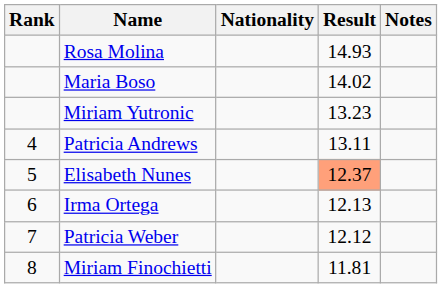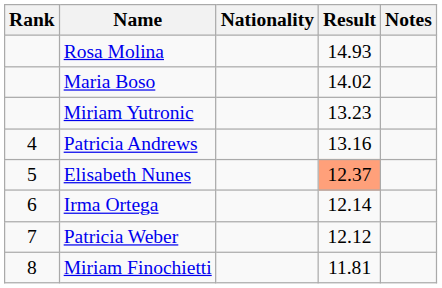(350, 143) 13.11 -> (350, 143) 13.16
(350, 205) 12.13 -> (350, 205) 12.14
